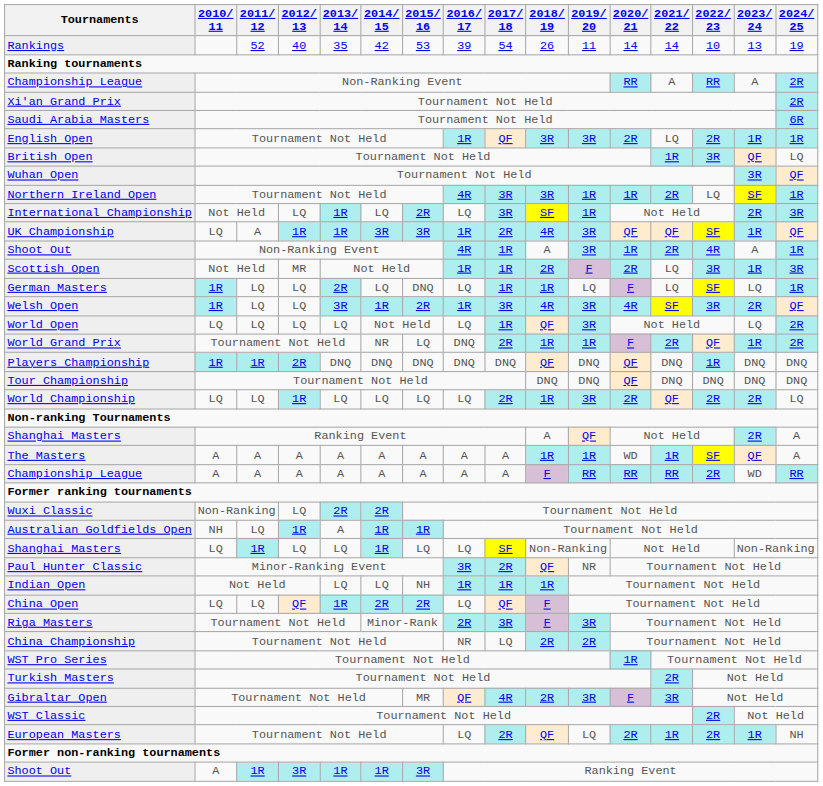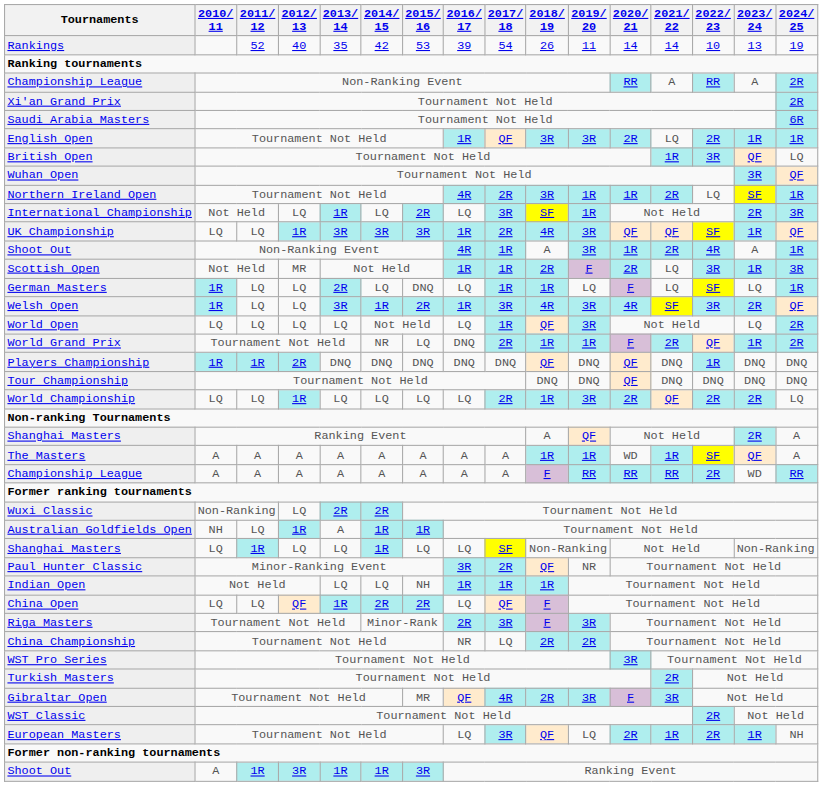(506, 194) 3R -> (506, 194) 2R
(258, 232) A -> (258, 232) LQ
(340, 232) 1R -> (340, 232) 3R
(631, 660) 1R -> (631, 660) 3R
(506, 734) 2R -> (506, 734) 3R
